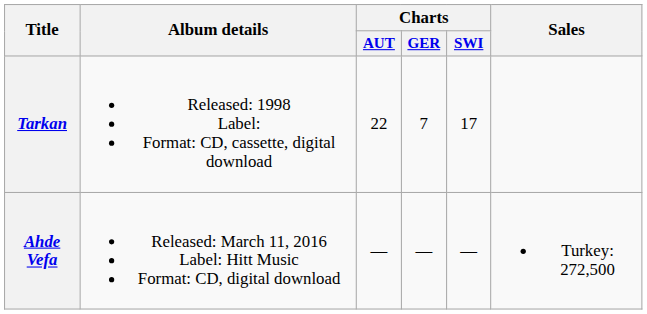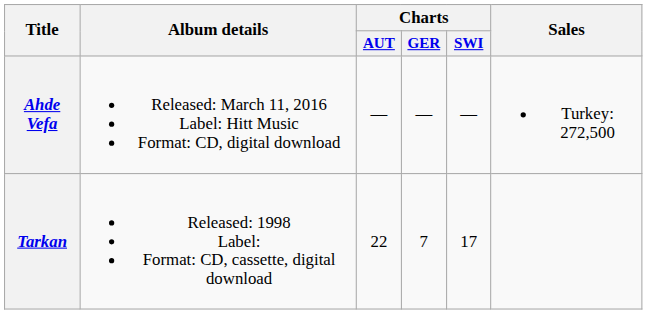rows swapped: (42, 124) <-> (42, 250)
